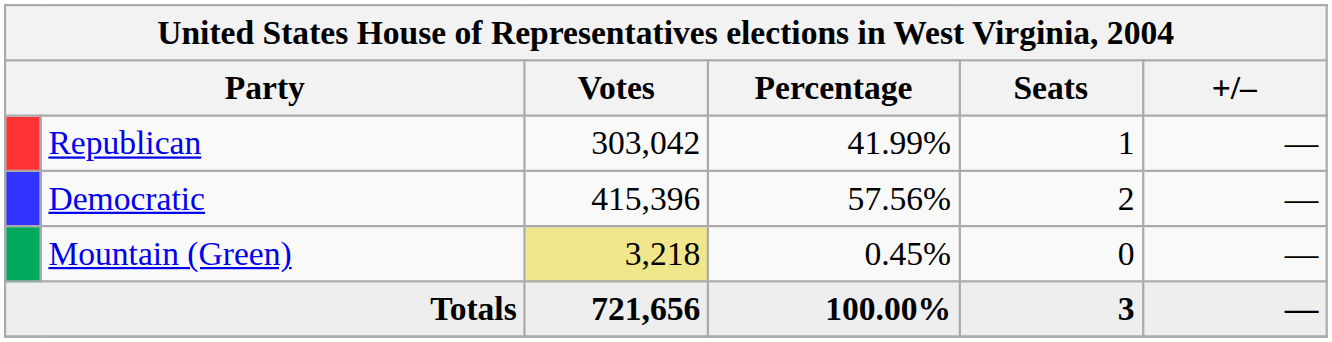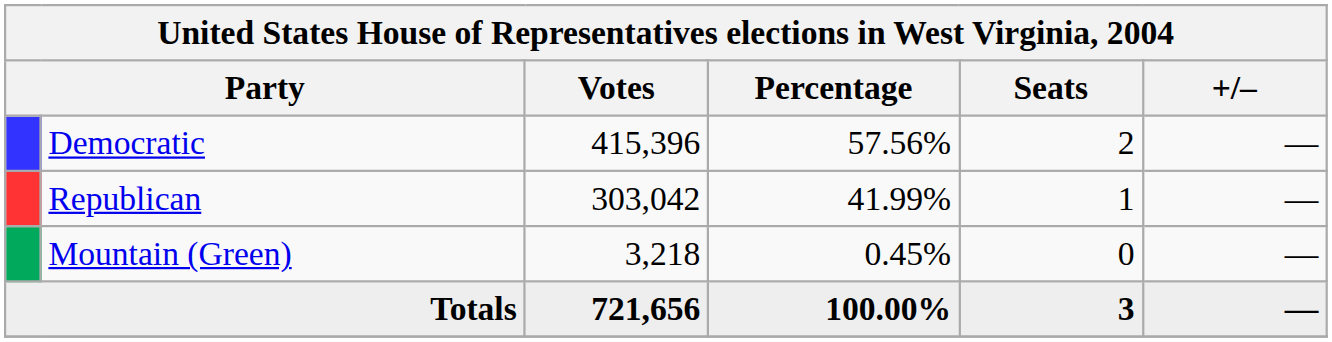rows swapped: (127, 198) <-> (125, 143)
(663, 253) khaki background -> (663, 253) no background
